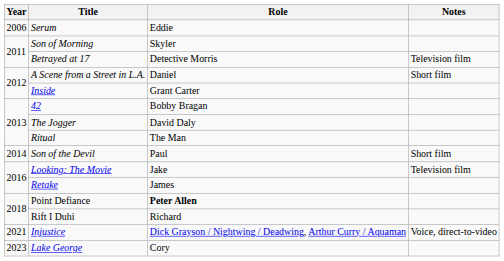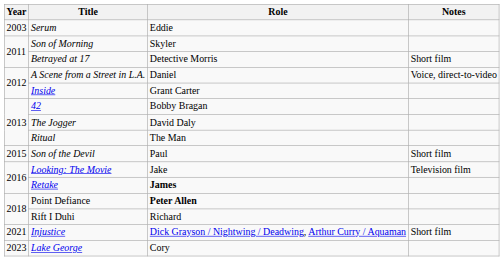(17, 28) 2006 -> (17, 28) 2003
(441, 59) Television film -> (431, 59) Short film
(431, 75) Short film -> (454, 75) Voice, direct-to-video
(17, 153) 2014 -> (17, 153) 2015
(162, 185) normal -> (163, 185) bold
(454, 232) Voice, direct-to-video -> (431, 232) Short film
